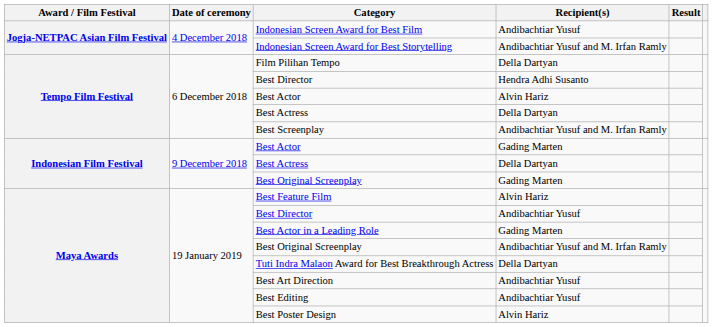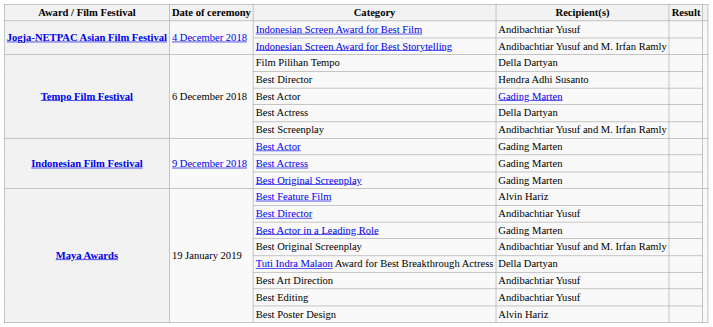(523, 96) Alvin Hariz -> (530, 96) Gading Marten
(528, 163) Della Dartyan -> (530, 163) Gading Marten
